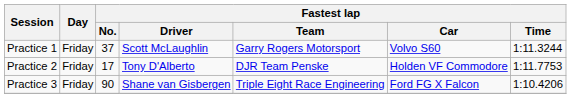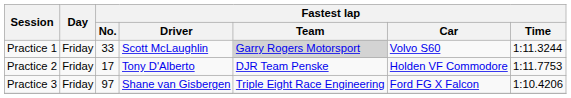(108, 49) 37 -> (108, 49) 33
(298, 49) no background -> (298, 49) lightgrey background
(108, 85) 90 -> (108, 85) 97
